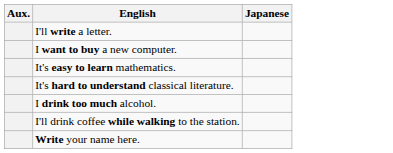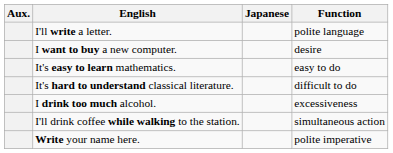+ column: (340, 13)
